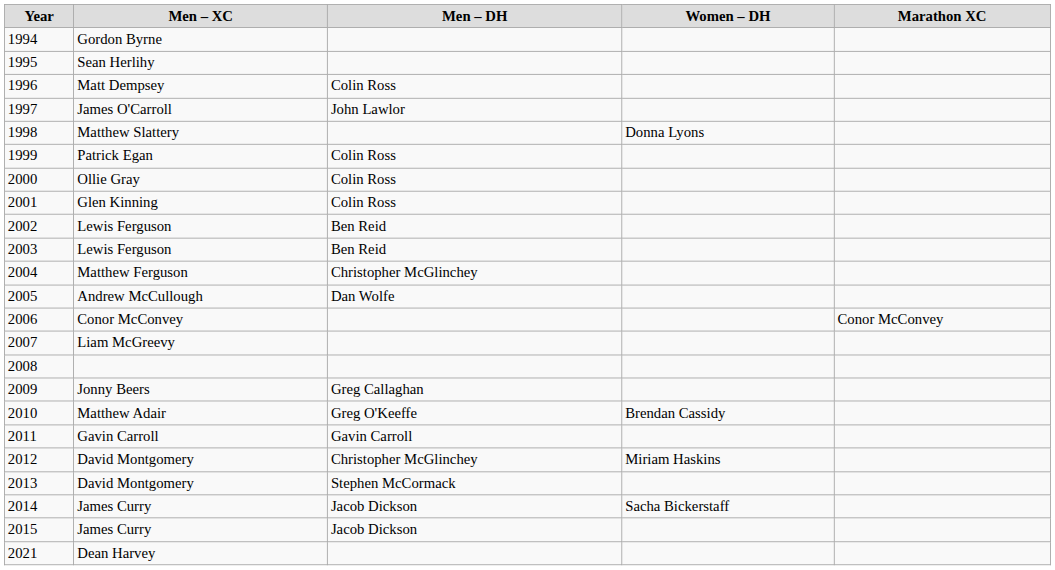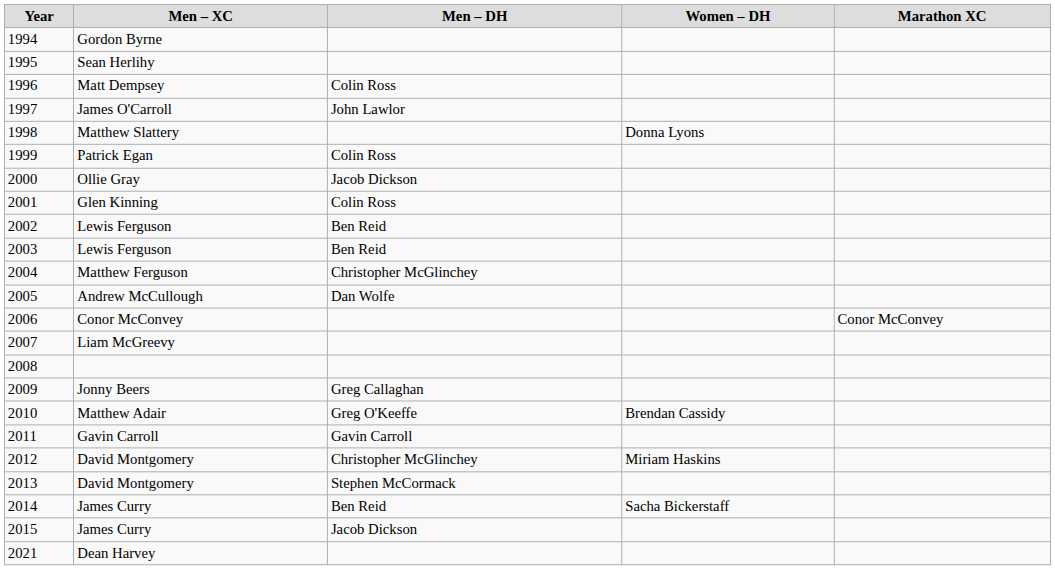(363, 179) Colin Ross -> (374, 179) Jacob Dickson
(374, 506) Jacob Dickson -> (358, 506) Ben Reid
